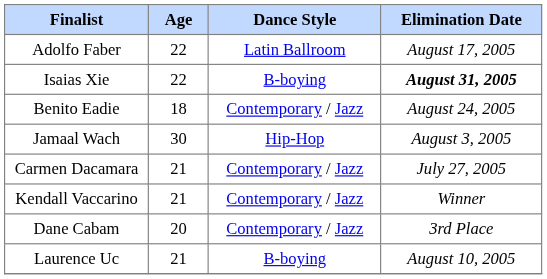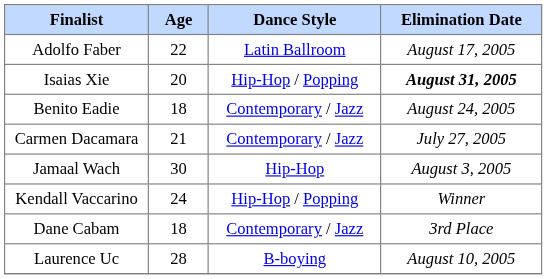(179, 79) 22 -> (179, 79) 20
(295, 79) B-boying -> (295, 79) Hip-Hop / Popping
rows swapped: (77, 139) <-> (77, 168)
(179, 198) 21 -> (179, 198) 24
(295, 198) Contemporary / Jazz -> (295, 198) Hip-Hop / Popping
(179, 228) 20 -> (179, 228) 18
(179, 258) 21 -> (179, 258) 28
